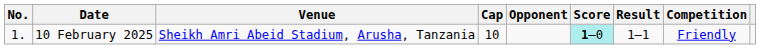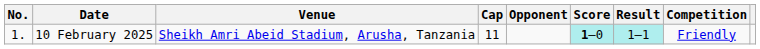(492, 34) 10 -> (492, 34) 11
(638, 34) no background -> (638, 34) paleturquoise background
